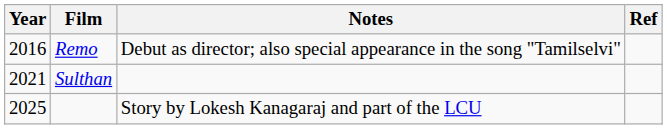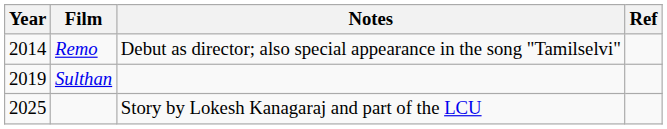(28, 49) 2016 -> (28, 49) 2014
(28, 78) 2021 -> (28, 78) 2019
